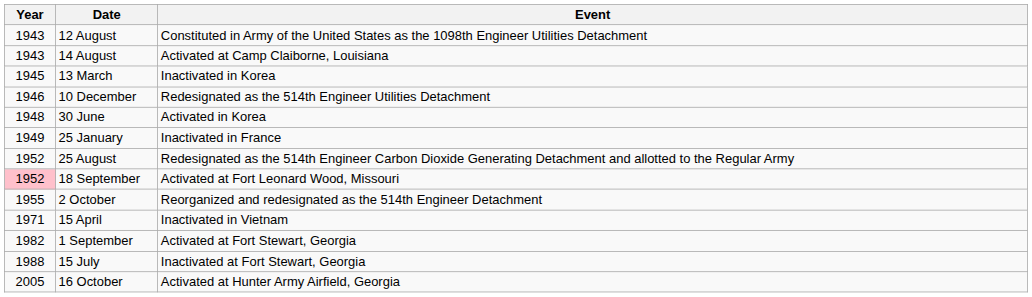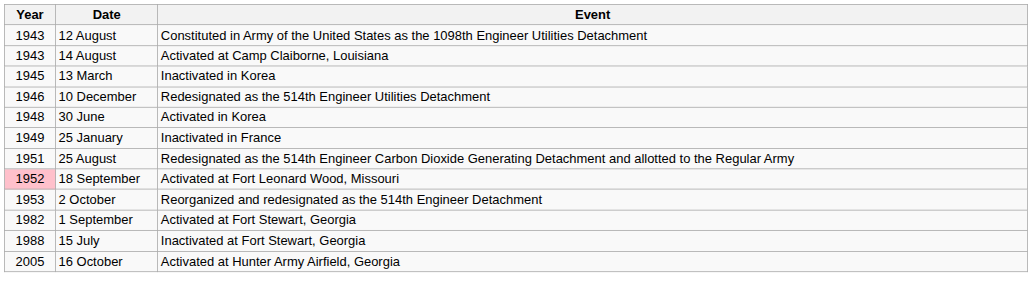(30, 158) 1952 -> (30, 158) 1951
(30, 199) 1955 -> (30, 199) 1953
- row: (80, 220)
